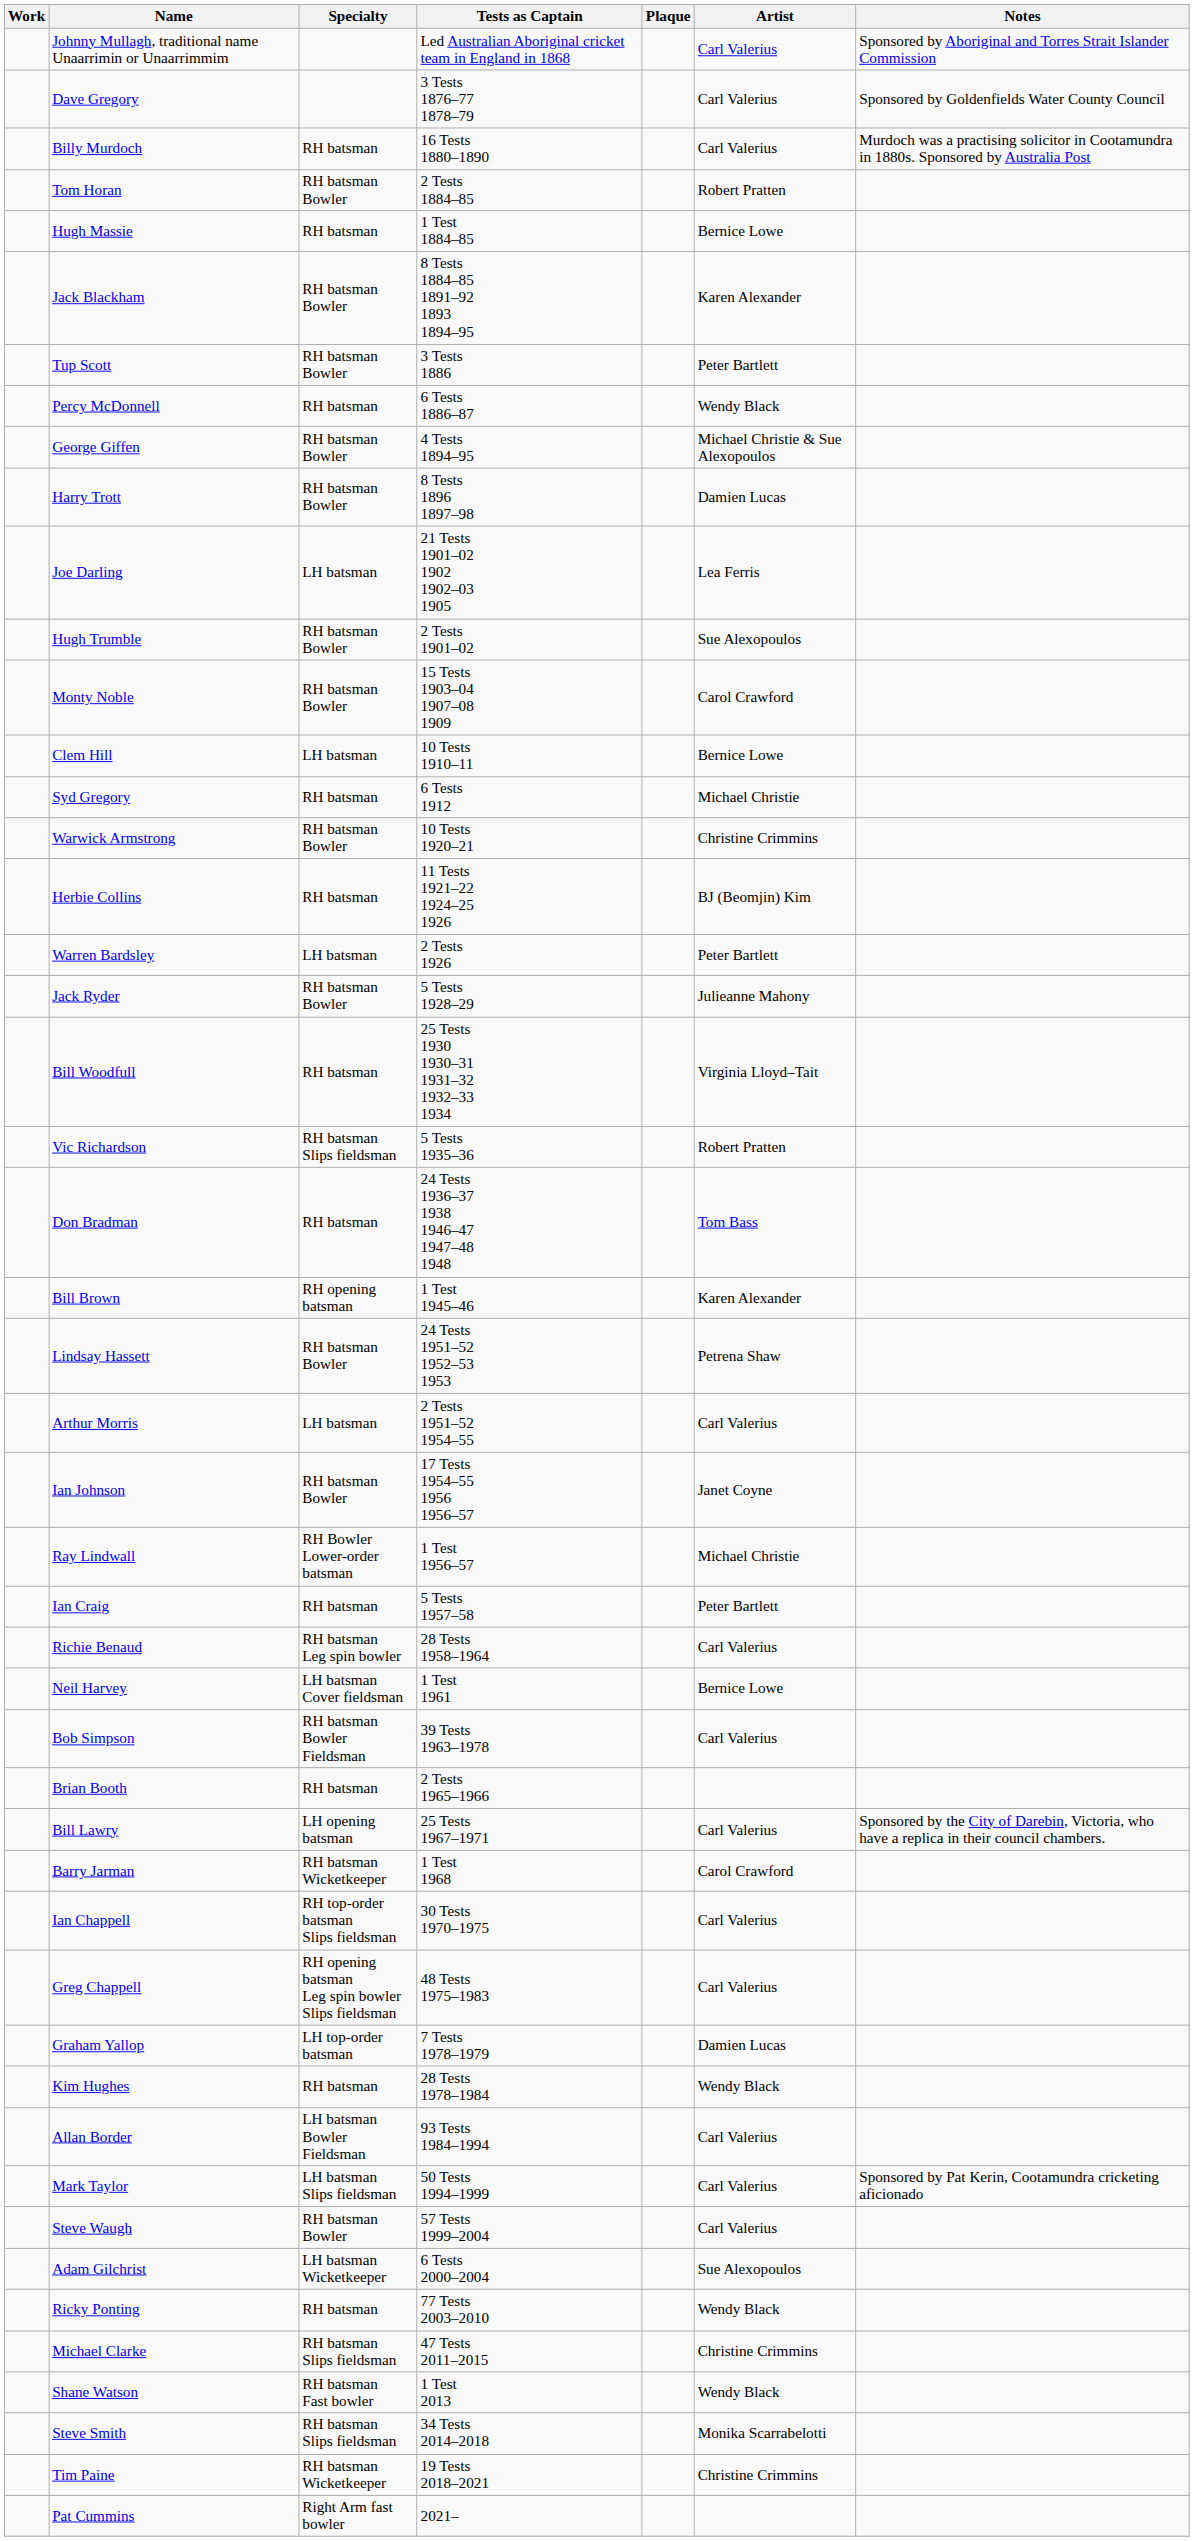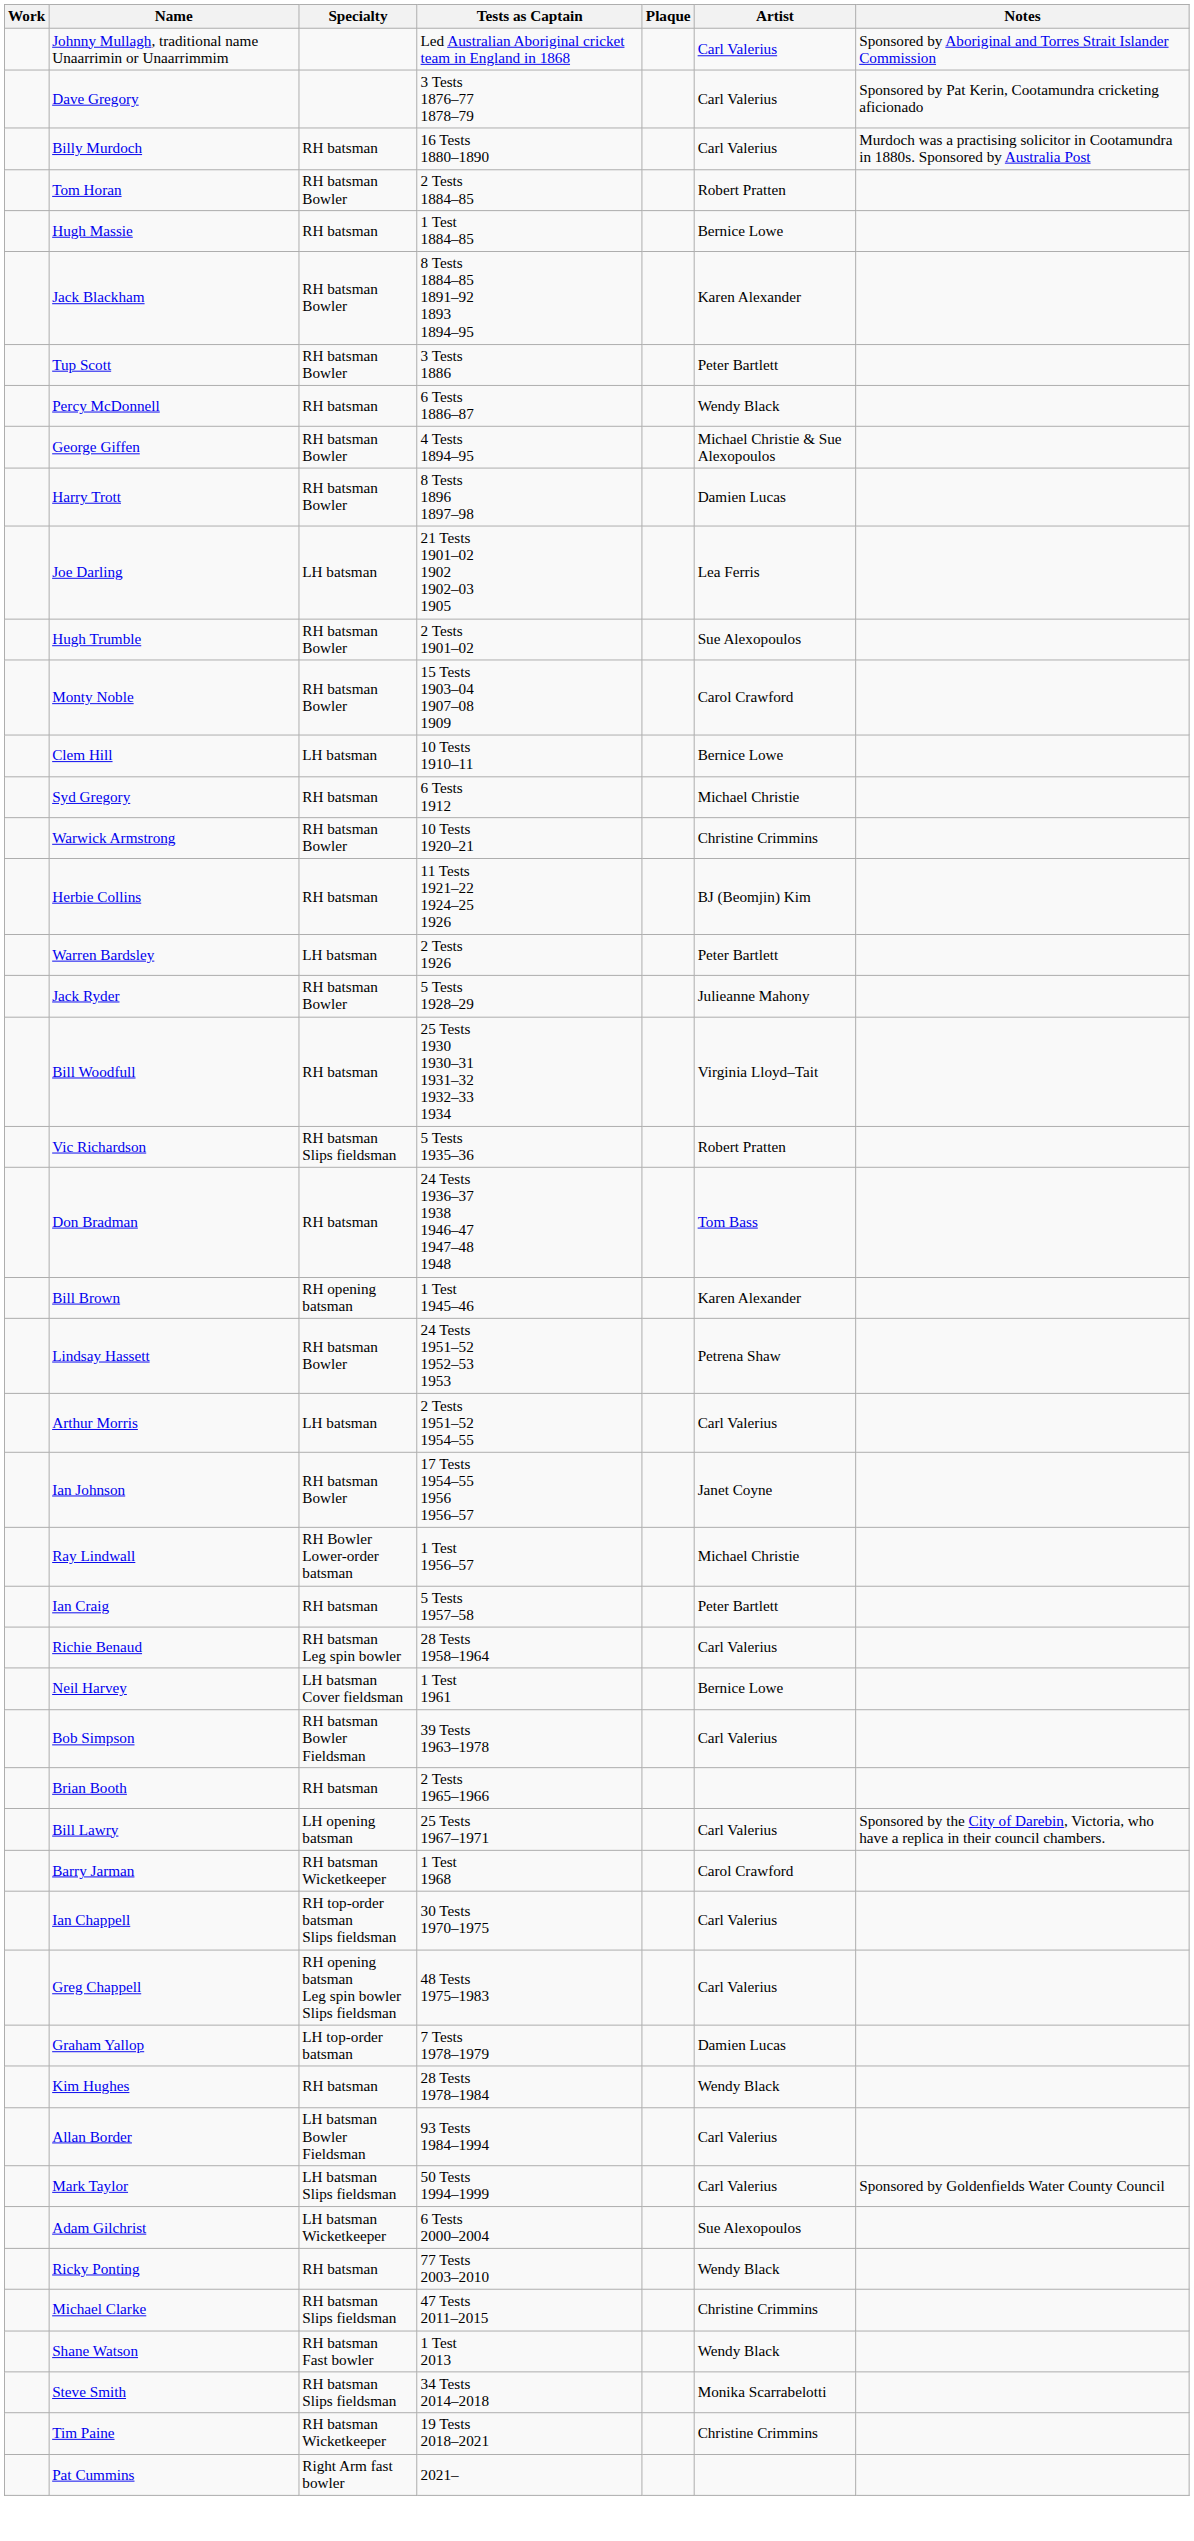(1012, 98) Sponsored by Goldenfields Water County Council -> (1009, 98) Sponsored by Pat Kerin, Cootamundra cricketing aficionado
(1009, 2186) Sponsored by Pat Kerin, Cootamundra cricketing aficionado -> (1012, 2186) Sponsored by Goldenfields Water County Council
- row: (92, 2227)
